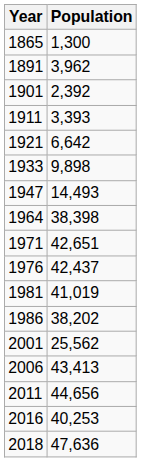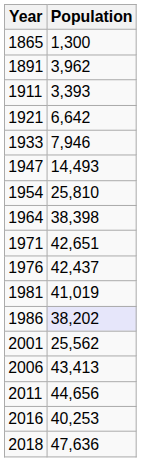- row: (26, 92)
(71, 167) 9,898 -> (71, 142) 7,946
+ row: (26, 192)
(75, 318) no background -> (75, 318) lavender background
